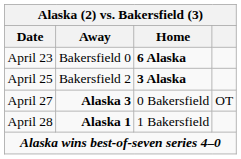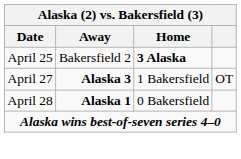- row: (30, 57)
(173, 100) 0 Bakersfield -> (173, 79) 1 Bakersfield
(173, 121) 1 Bakersfield -> (173, 100) 0 Bakersfield
